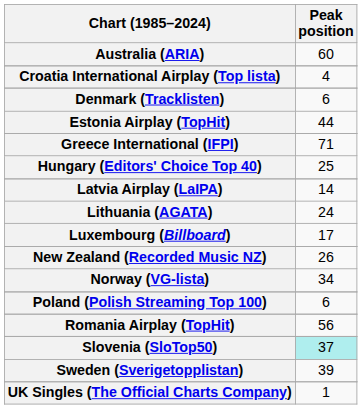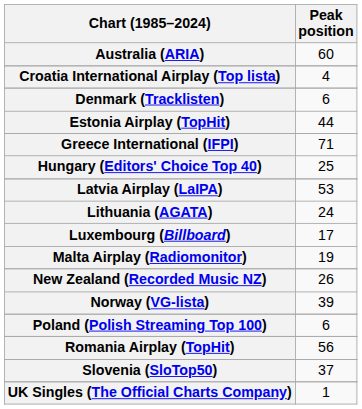(326, 189) 14 -> (326, 189) 53
+ row: (150, 257)
(326, 280) 34 -> (326, 302) 39
(326, 347) paleturquoise background -> (326, 370) no background
- row: (150, 370)
